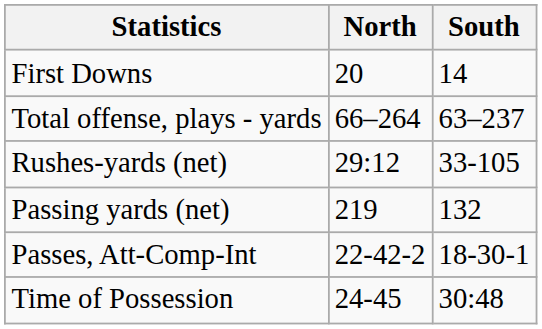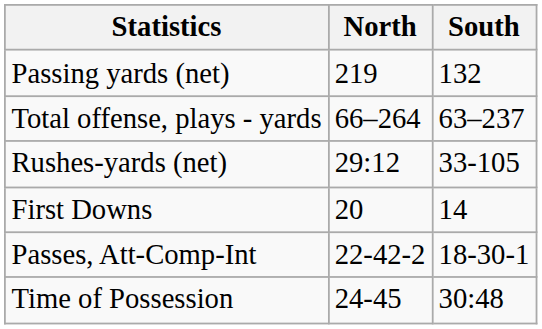rows swapped: (82, 72) <-> (120, 208)
